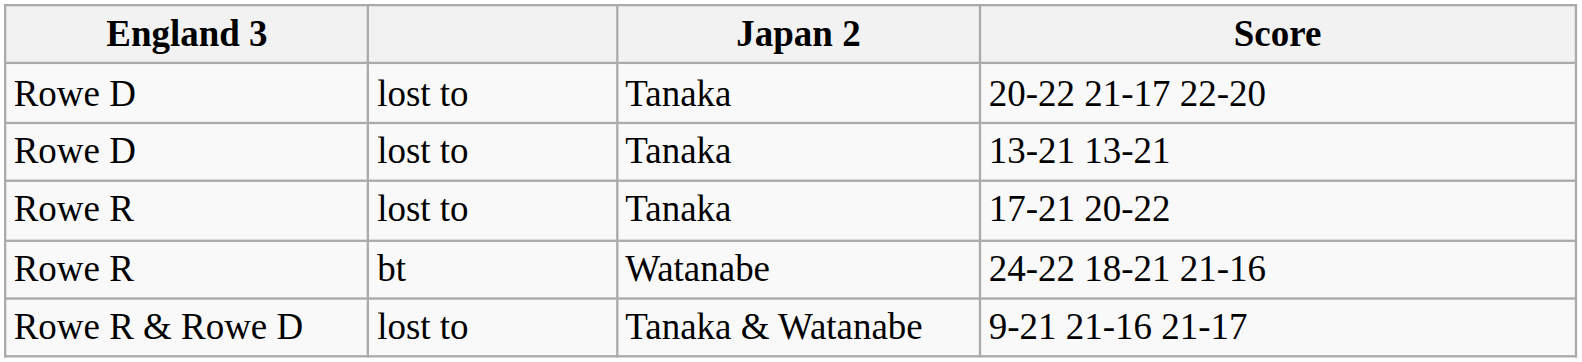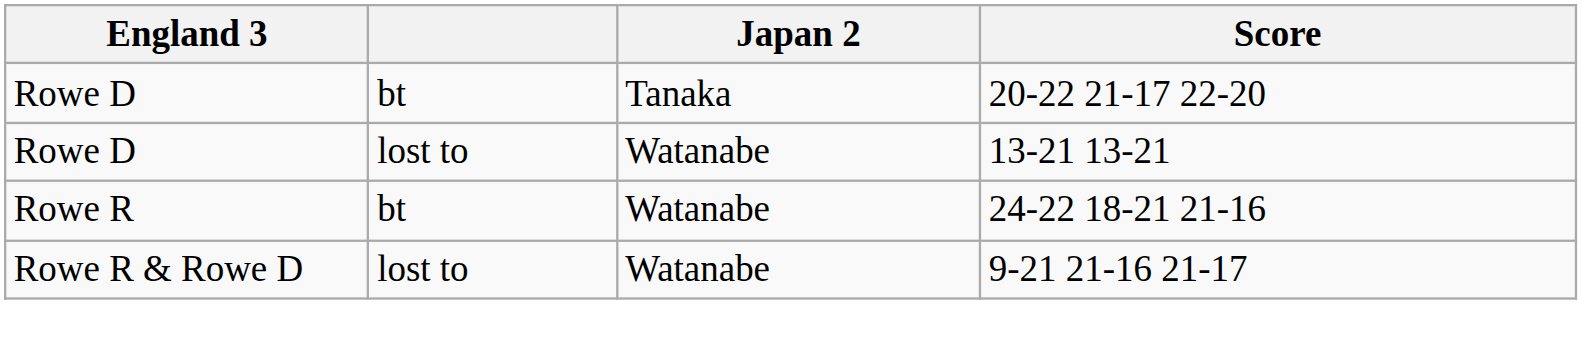(423, 92) lost to -> (392, 92) bt
(678, 151) Tanaka -> (698, 151) Watanabe
- row: (1080, 209)
(774, 326) Tanaka & Watanabe -> (698, 268) Watanabe
